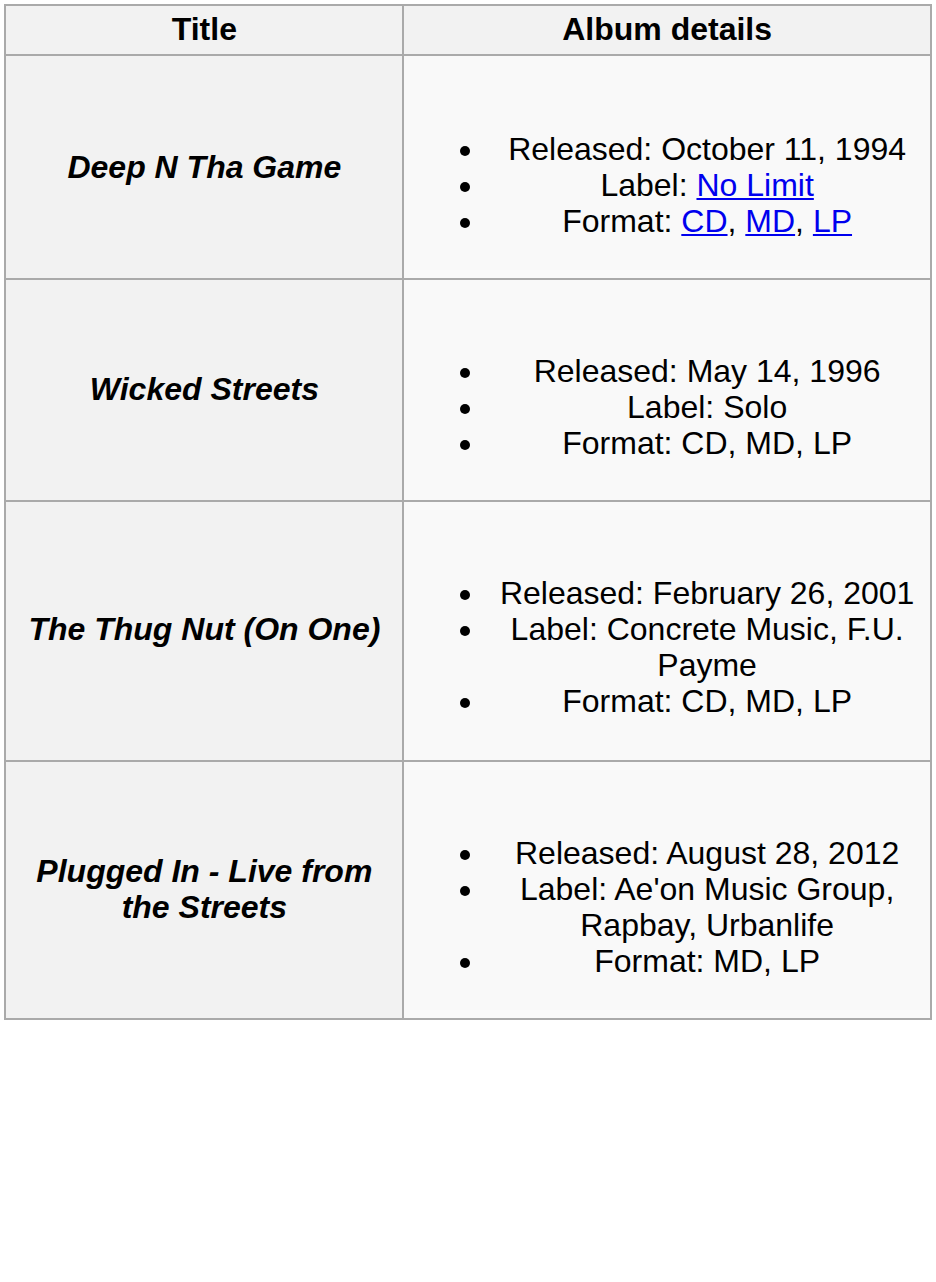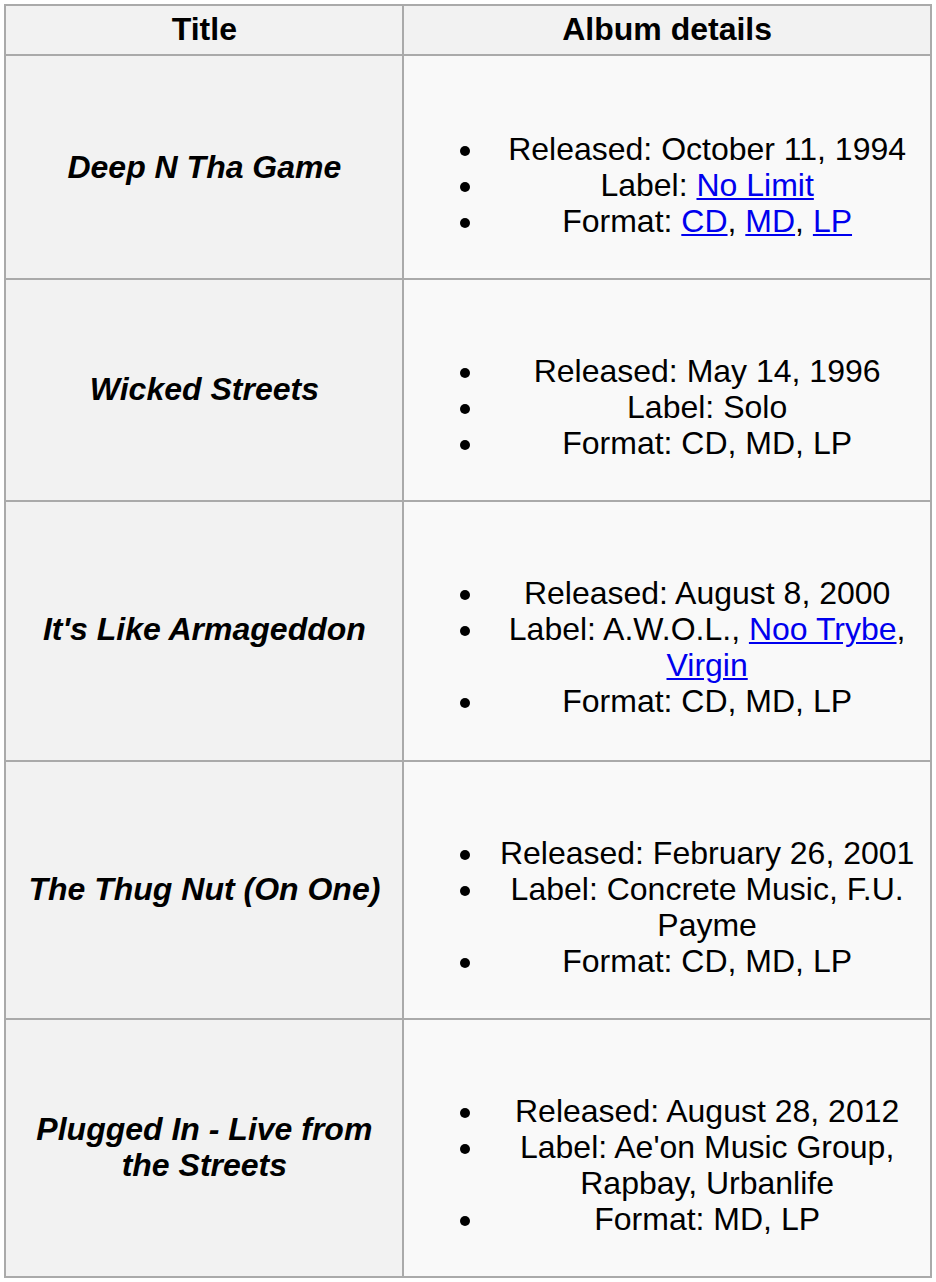+ row: (204, 630)
